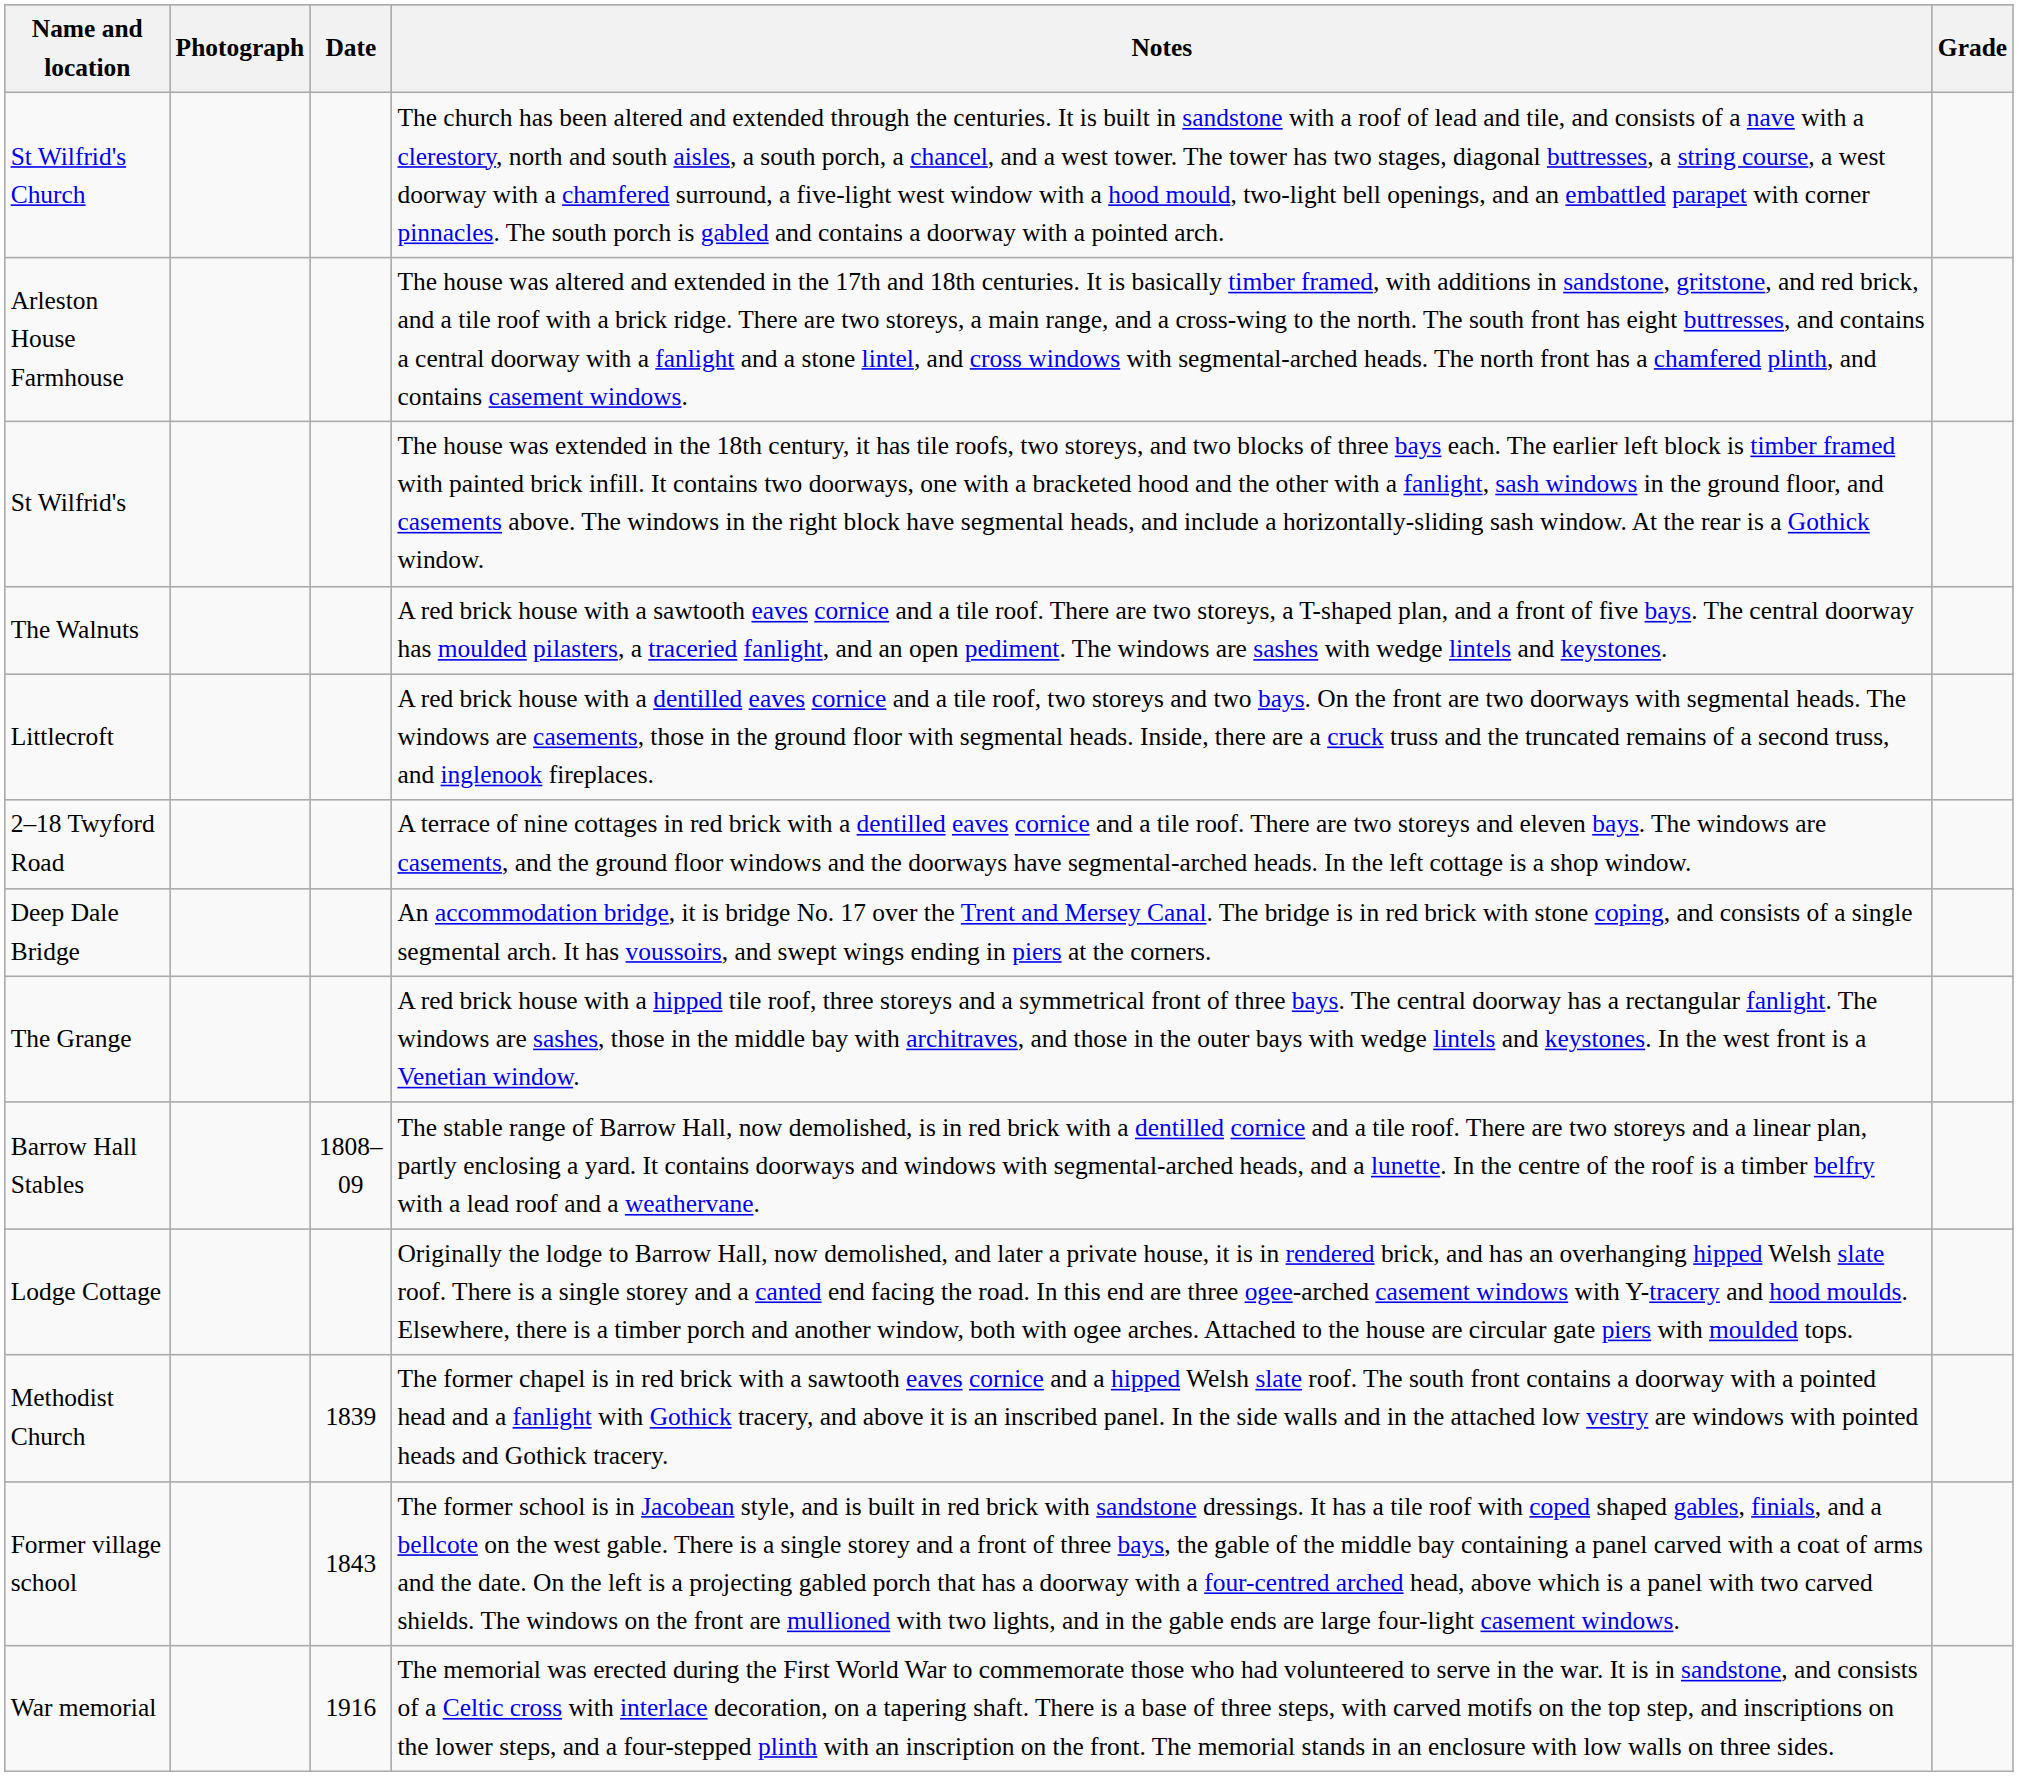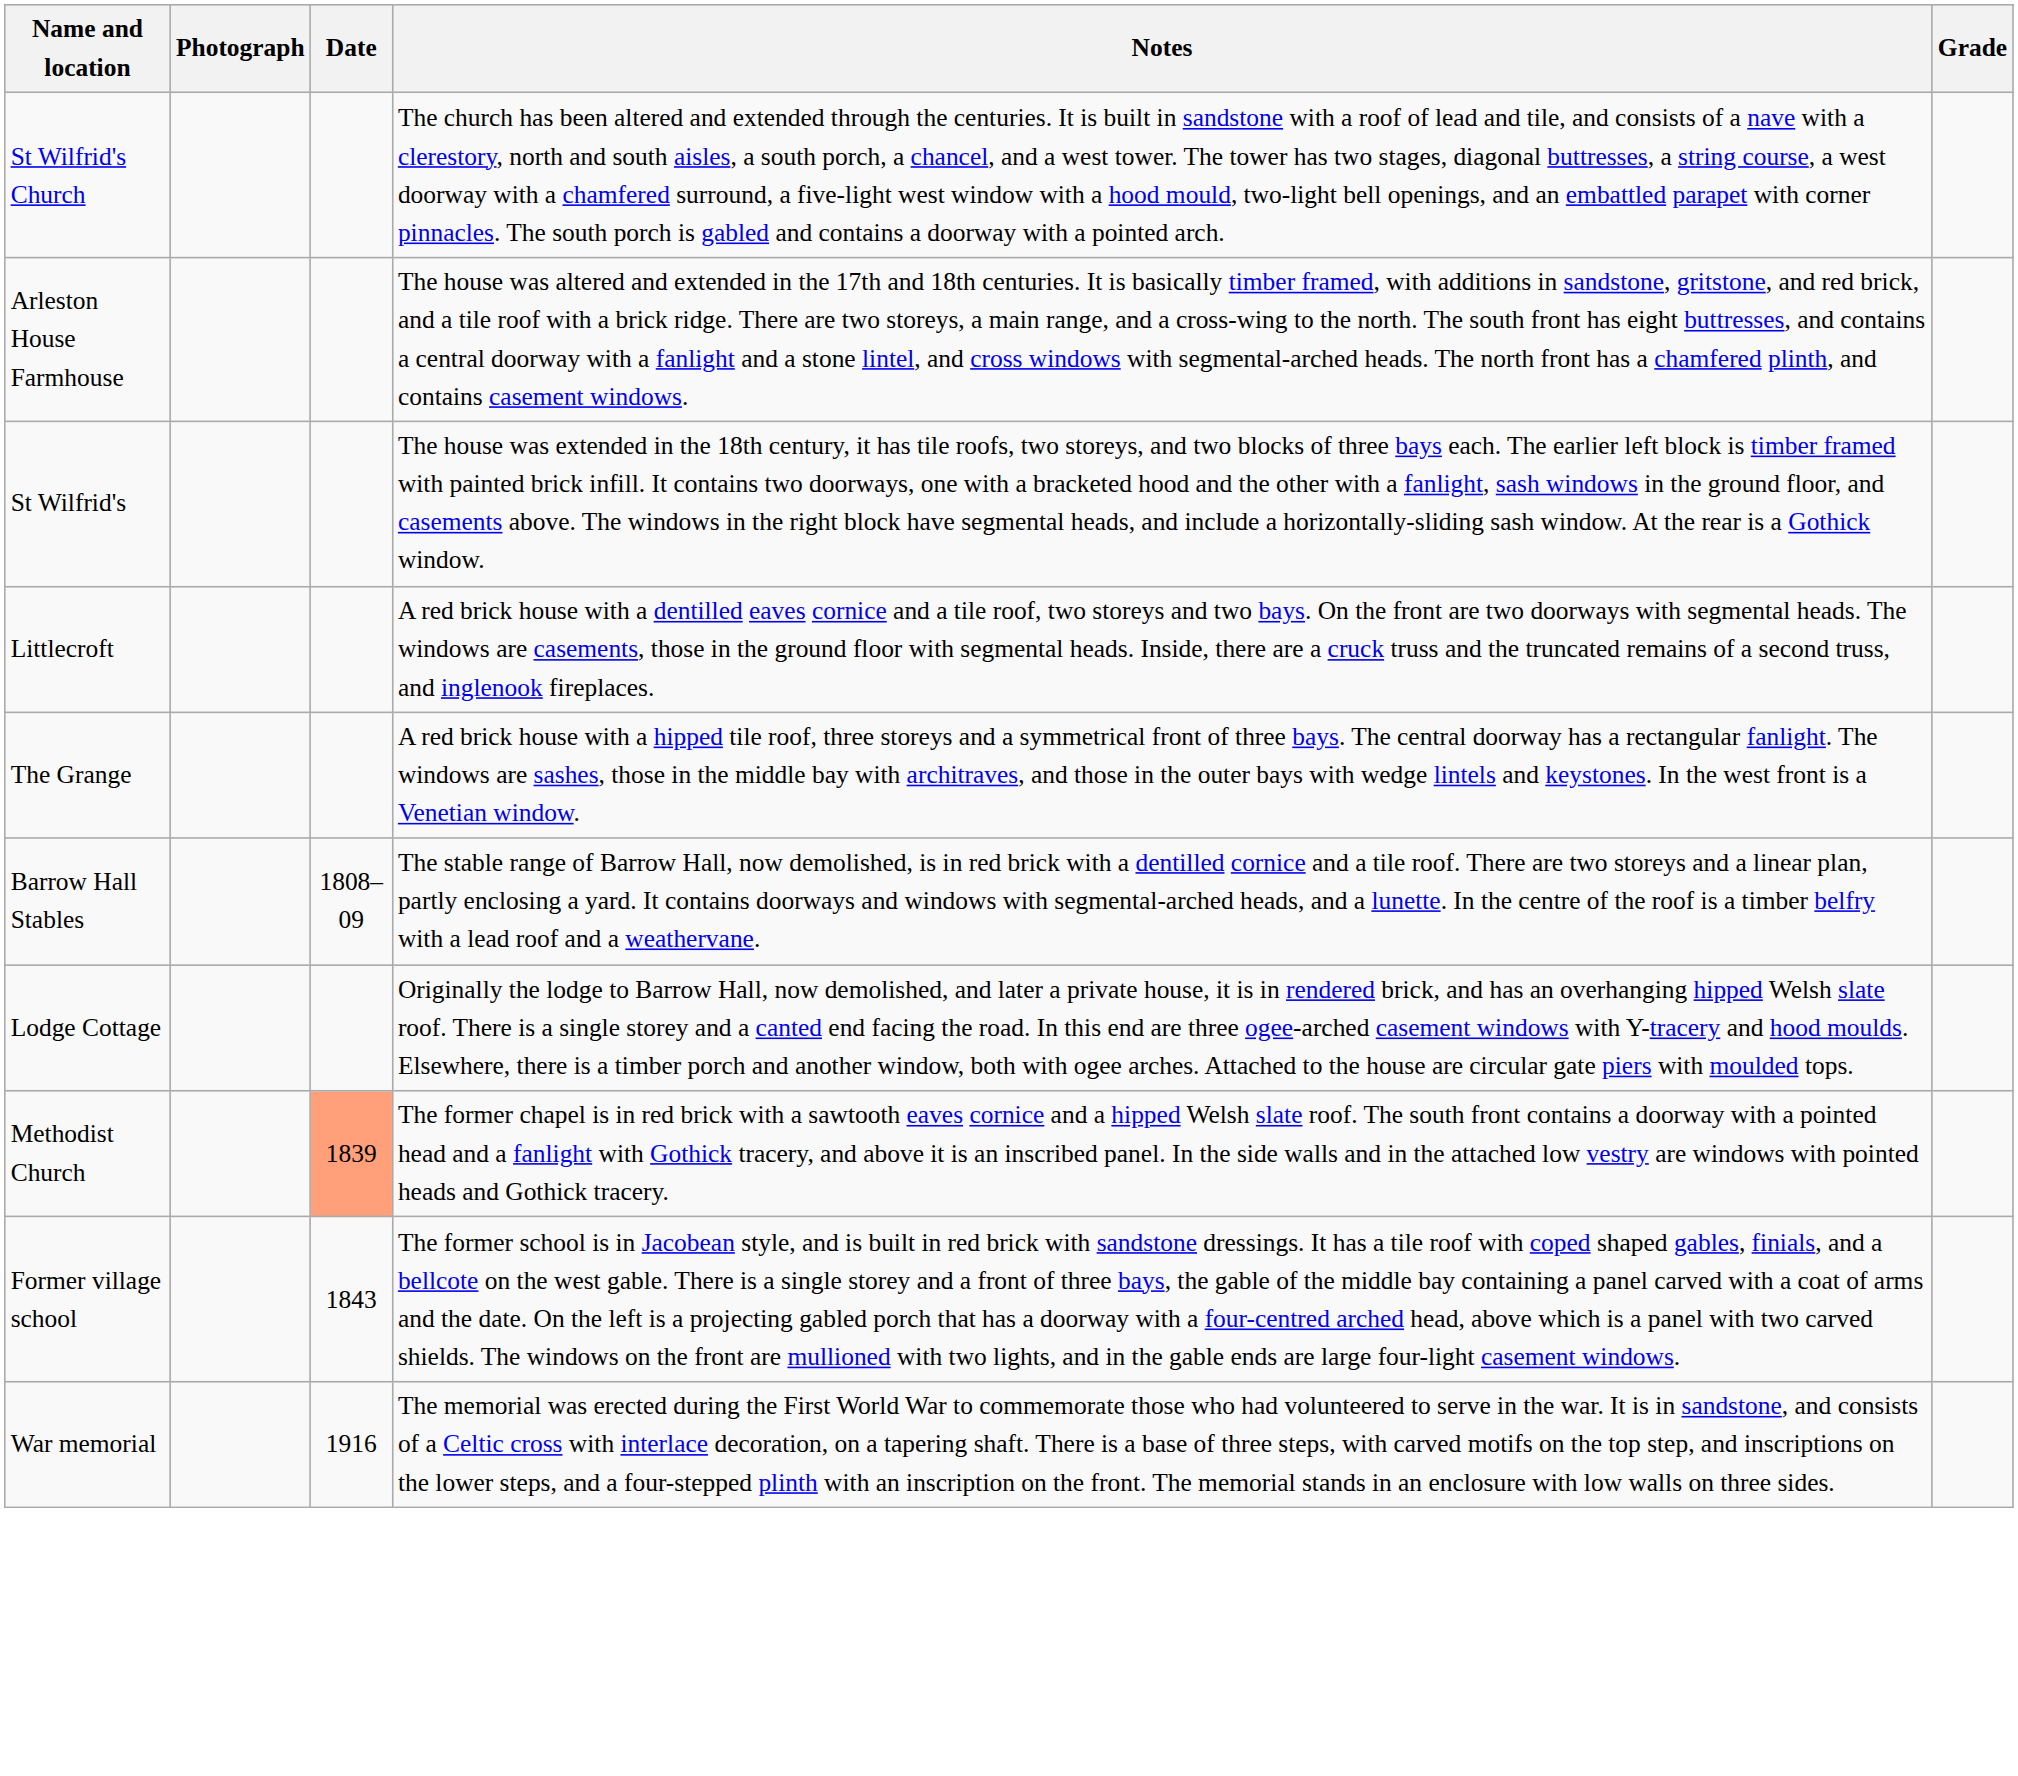- row: (75, 629)
- row: (83, 843)
- row: (65, 931)
(351, 1417) no background -> (351, 1153) lightsalmon background
